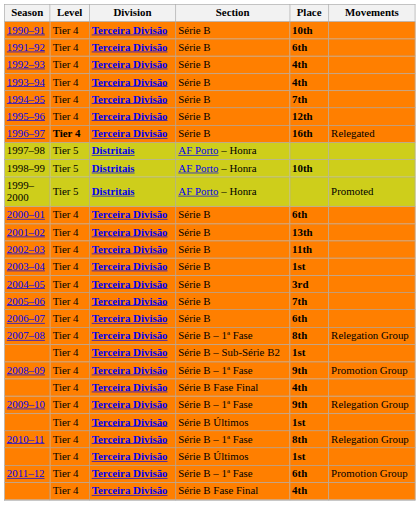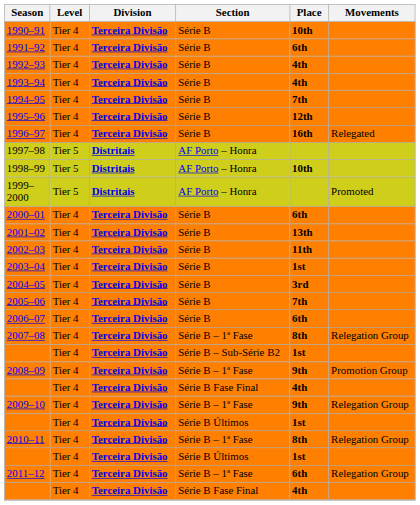(67, 133) bold -> (66, 133) normal
(369, 473) Promotion Group -> (370, 473) Relegation Group
